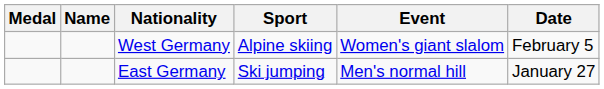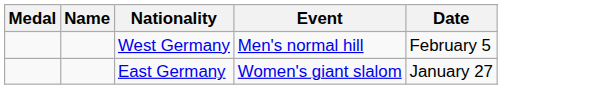- column: (285, 18)
(422, 45) Women's giant slalom -> (301, 45) Men's normal hill
(403, 72) Men's normal hill -> (320, 72) Women's giant slalom
